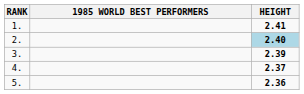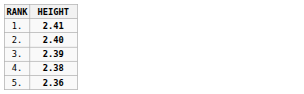- column: (140, 11)
(275, 40) lightblue background -> (53, 40) no background
(275, 68) 2.37 -> (53, 68) 2.38
